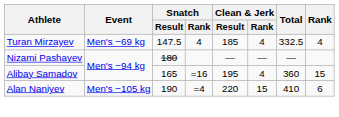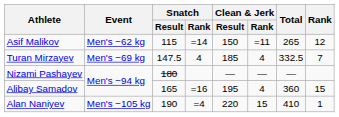+ row: (33, 43)
(320, 43) 4 -> (320, 58) 7
(320, 89) 6 -> (320, 104) 1
